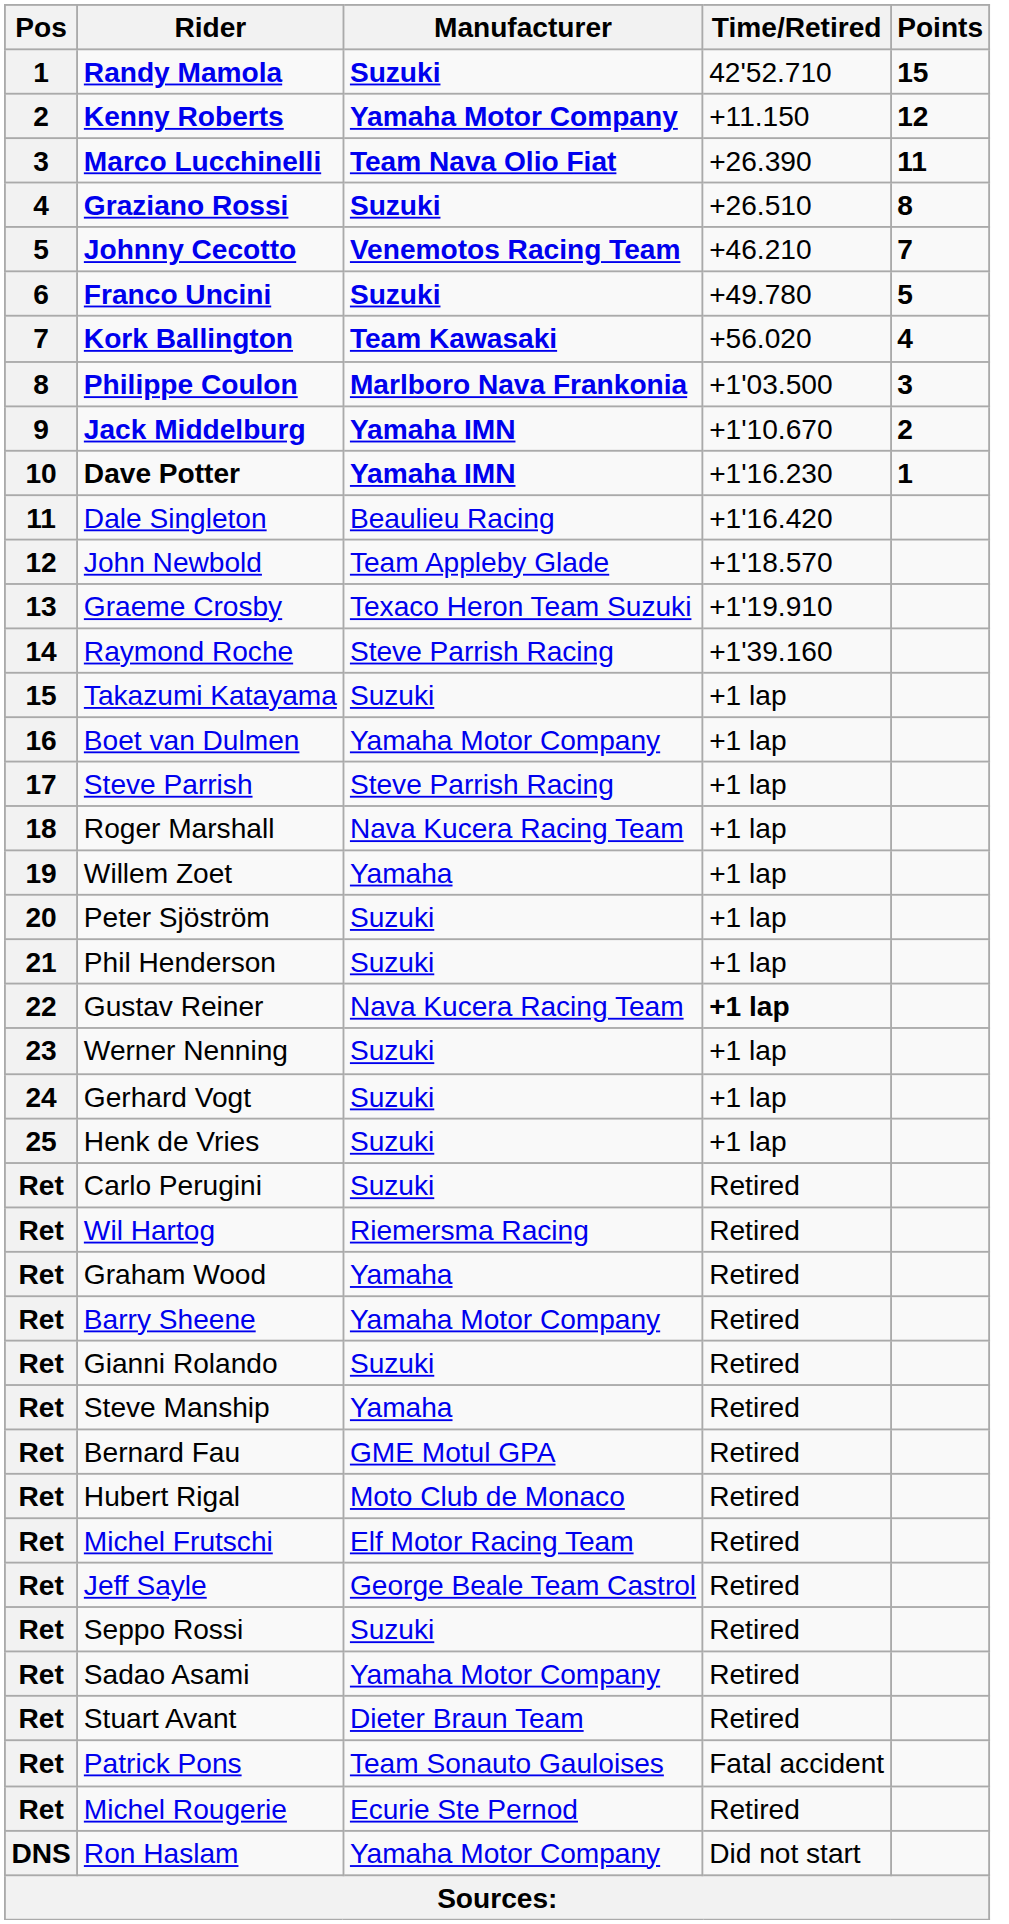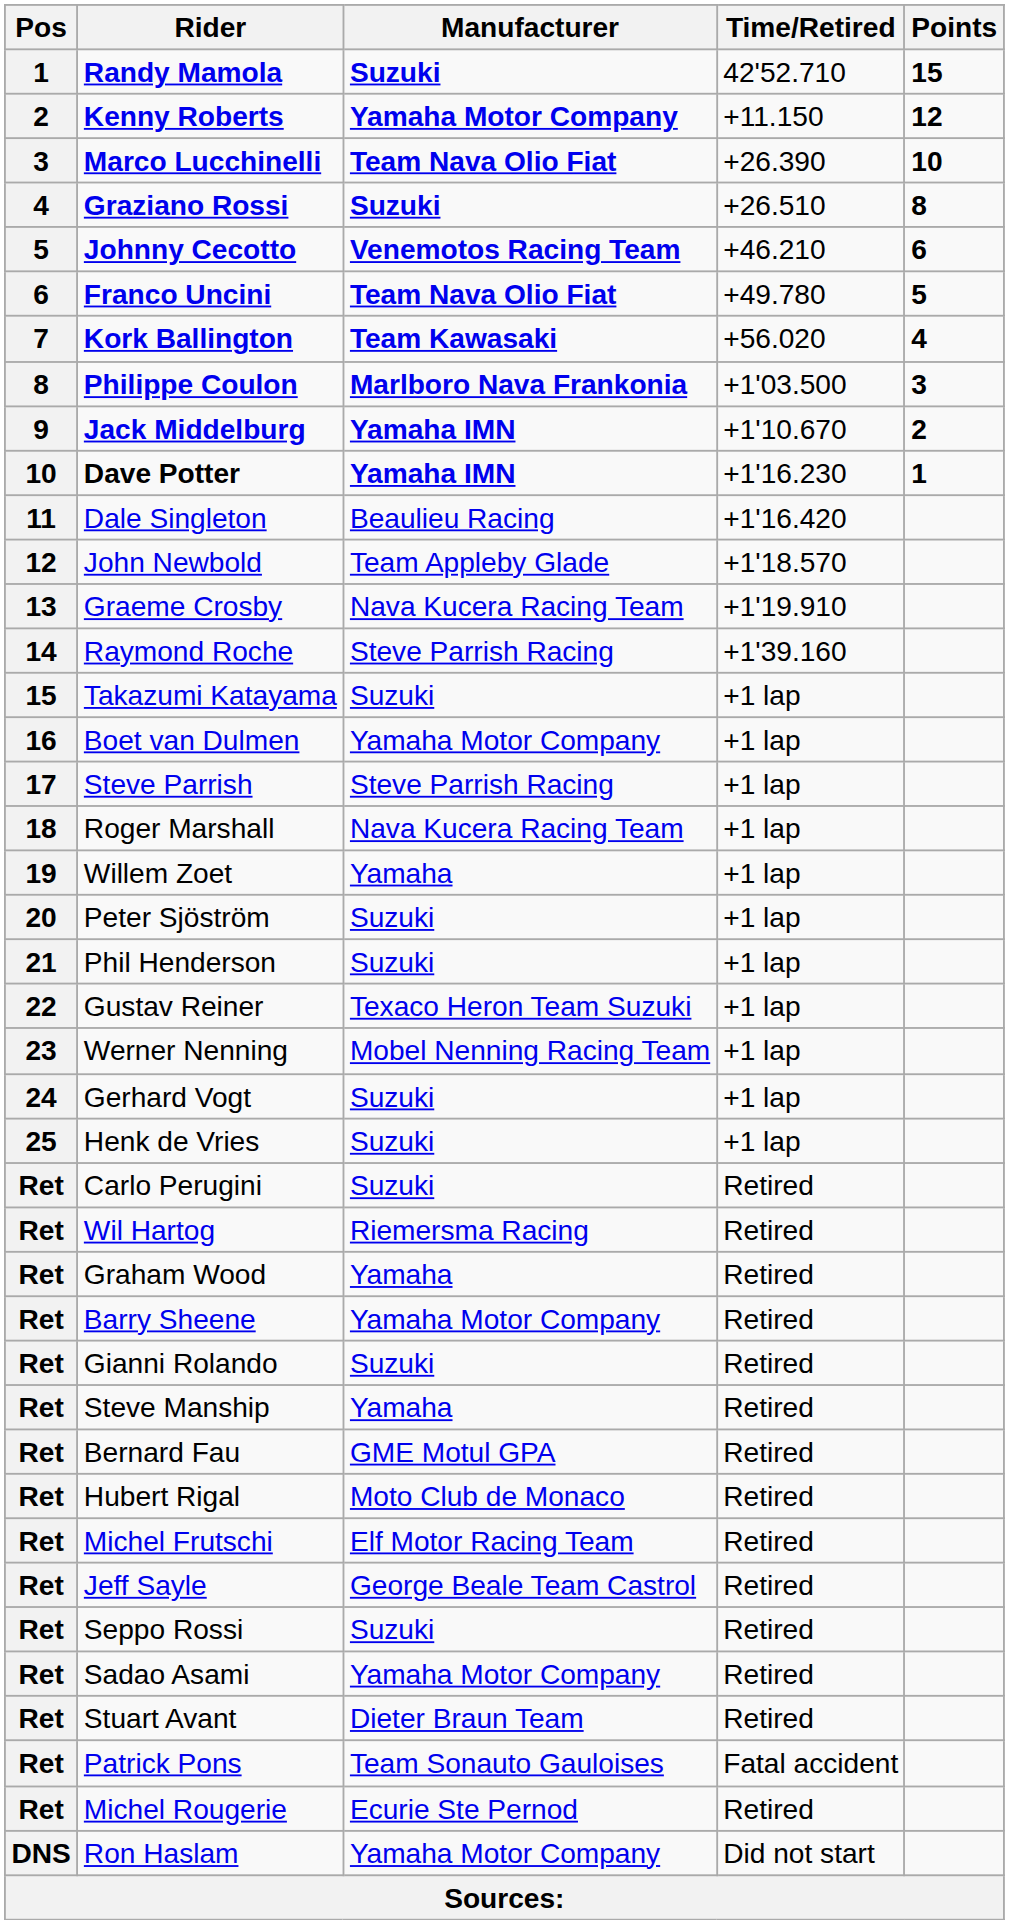(912, 161) 11 -> (927, 161) 10
(905, 250) 7 -> (919, 250) 6
(395, 294) Suzuki -> (483, 294) Team Nava Olio Fiat
(521, 606) Texaco Heron Team Suzuki -> (517, 606) Nava Kucera Racing Team
(517, 1007) Nava Kucera Racing Team -> (521, 1007) Texaco Heron Team Suzuki
(749, 1007) bold -> (762, 1007) normal
(392, 1051) Suzuki -> (530, 1051) Mobel Nenning Racing Team
